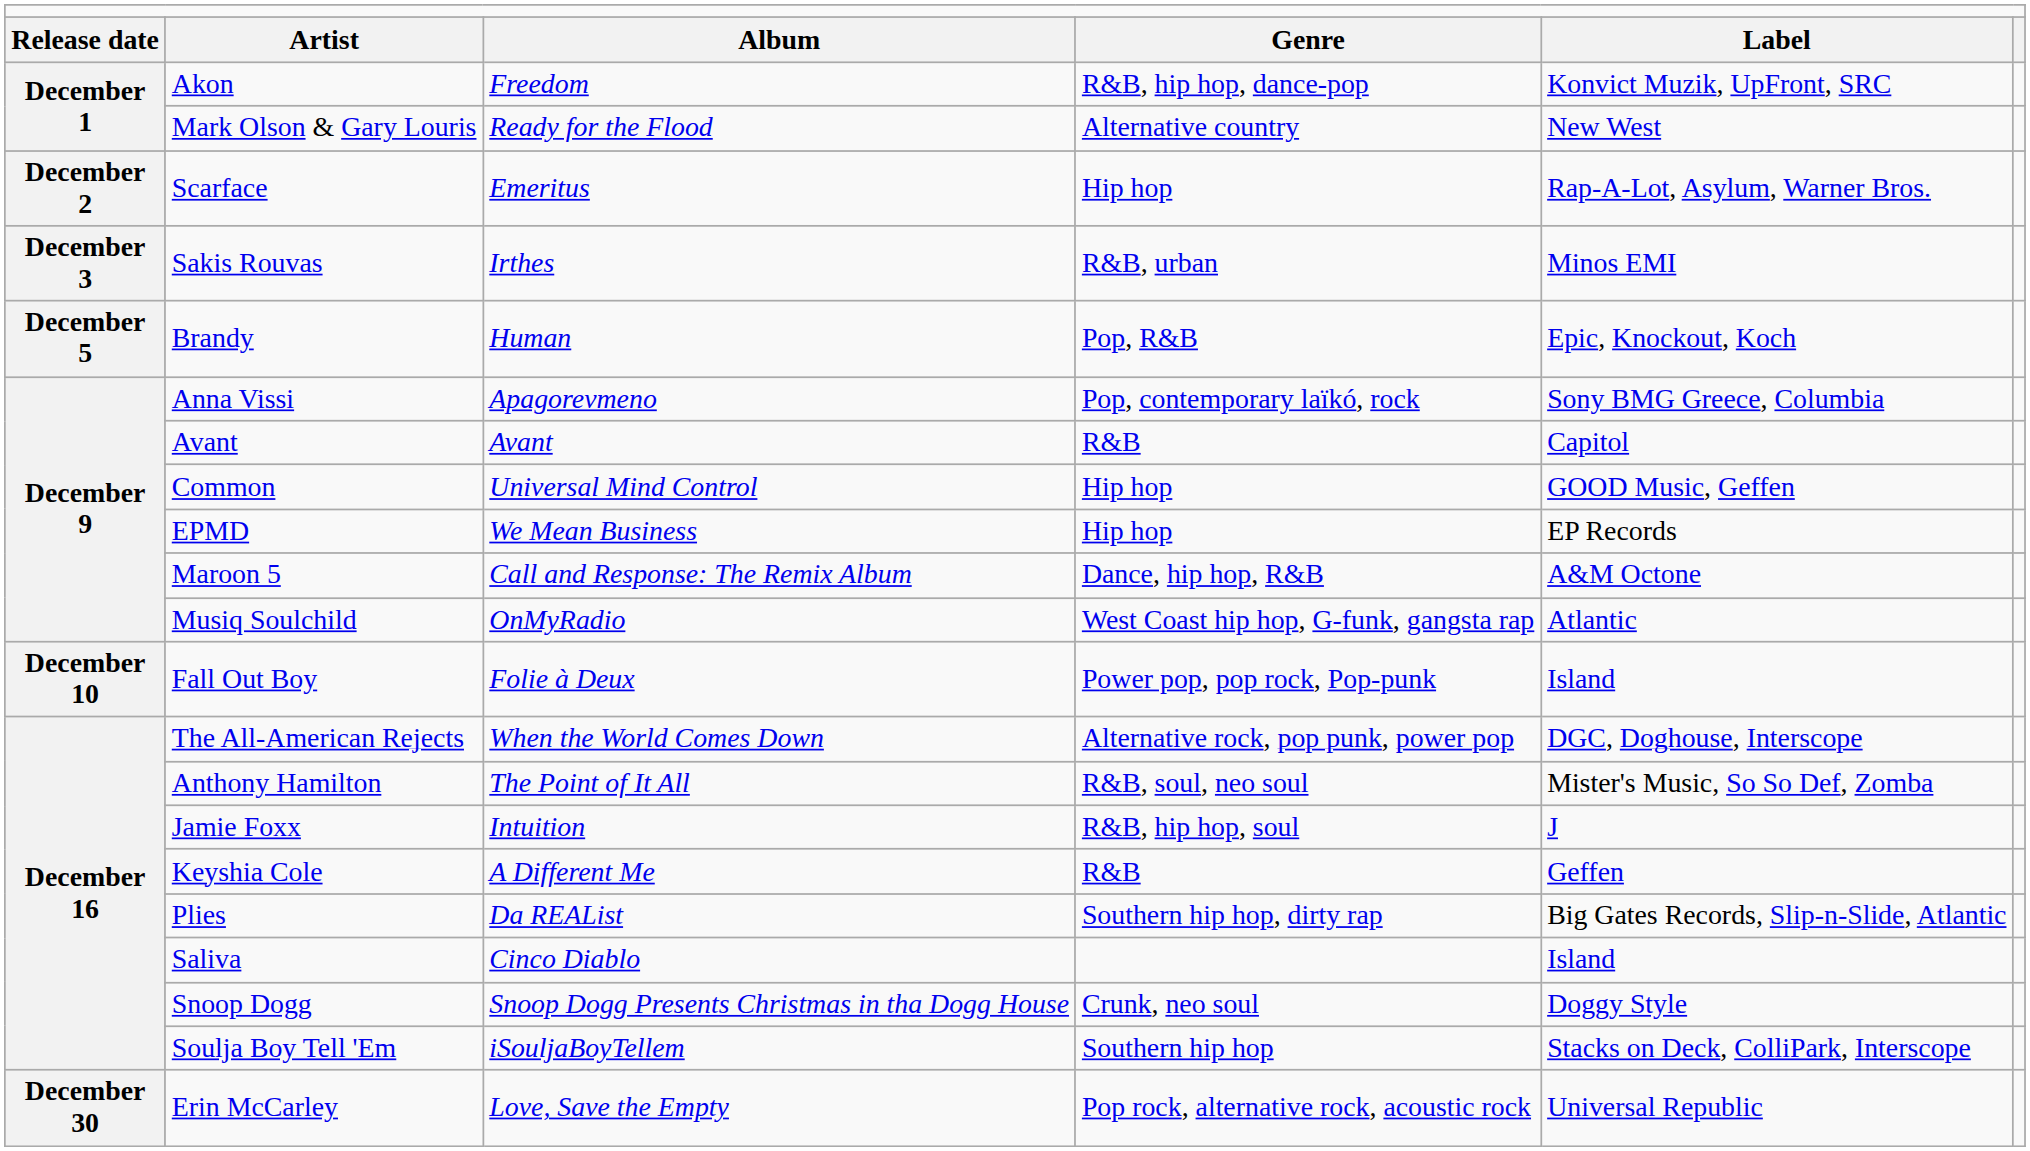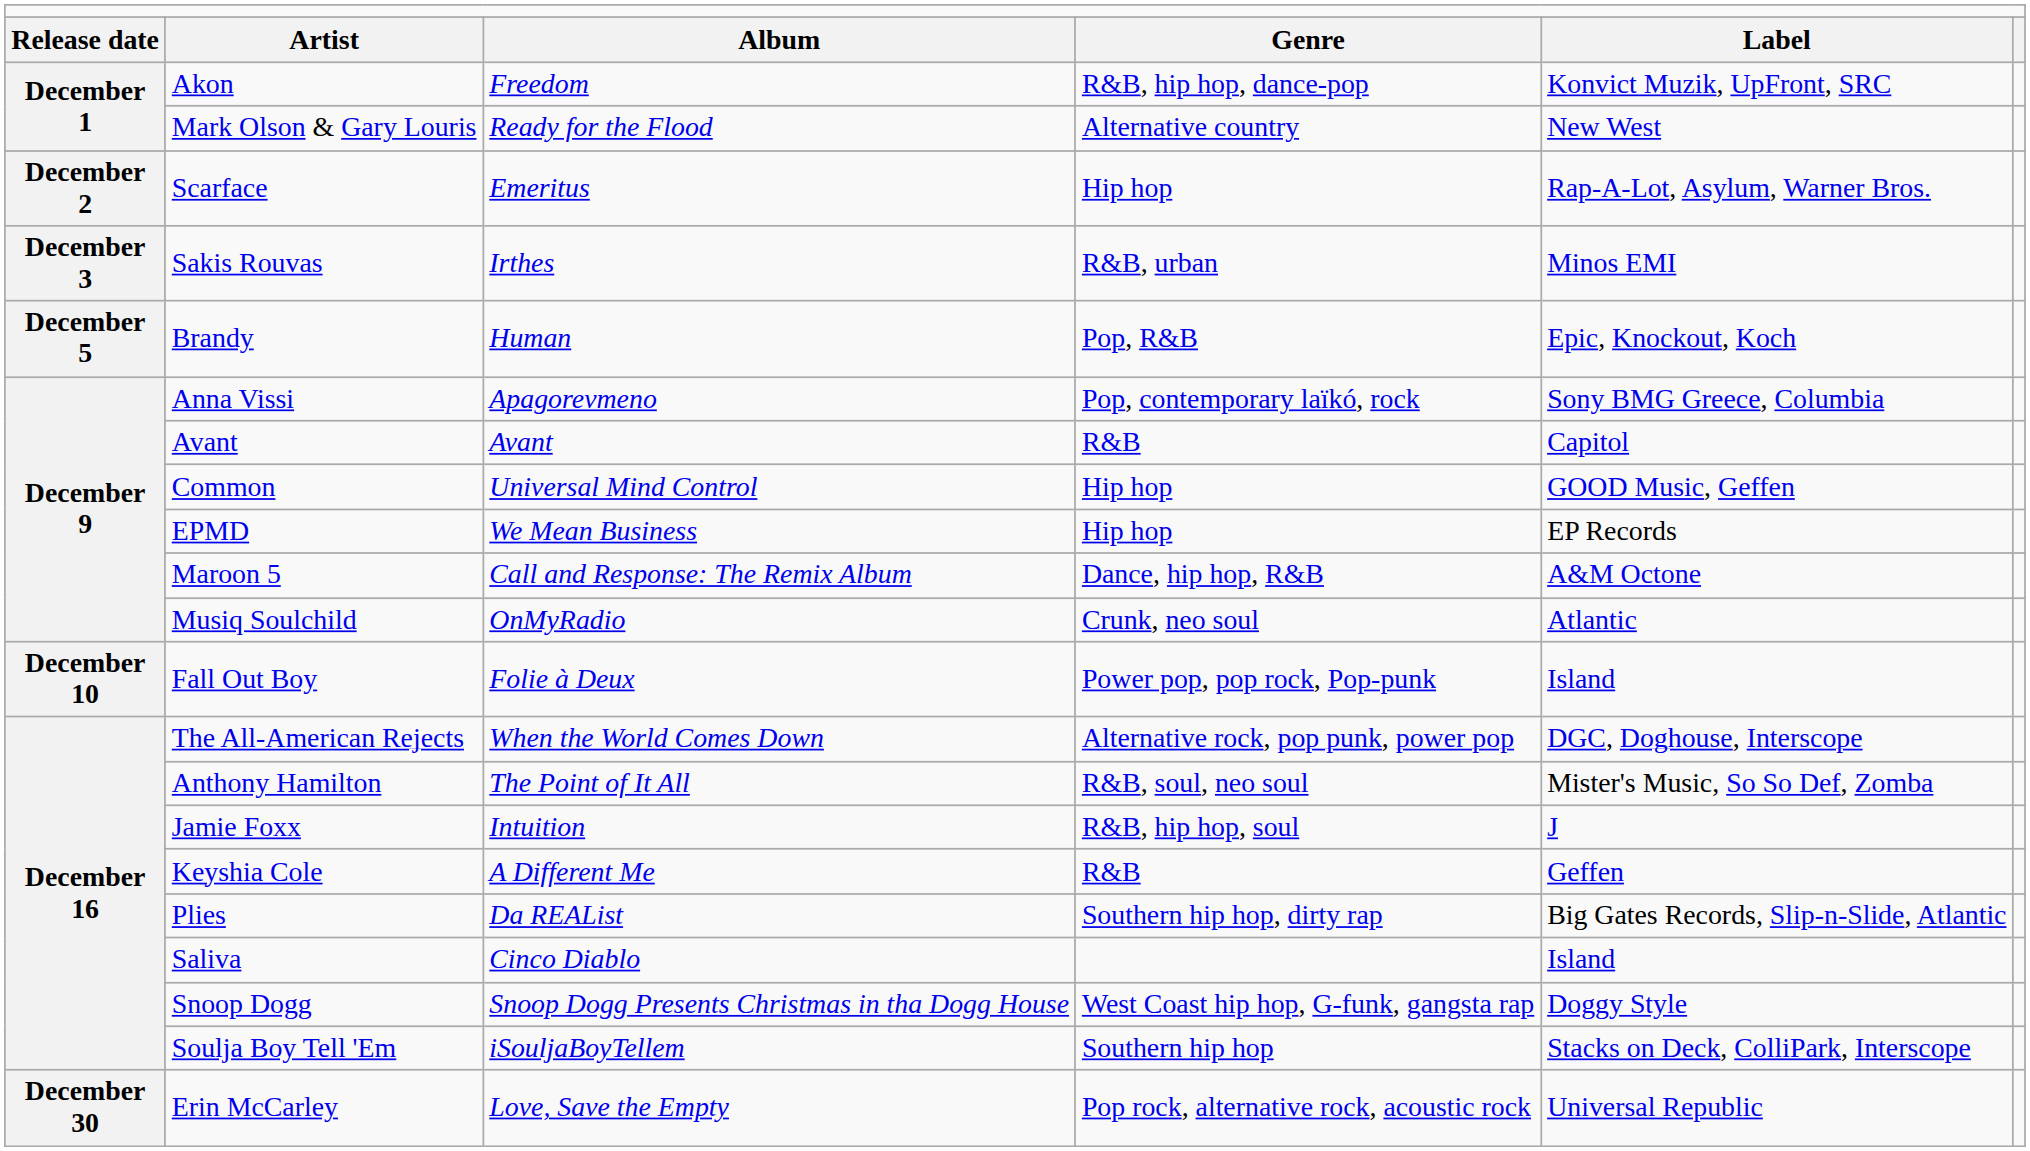(1308, 619) West Coast hip hop, G-funk, gangsta rap -> (1170, 619) Crunk, neo soul
(1170, 1003) Crunk, neo soul -> (1308, 1003) West Coast hip hop, G-funk, gangsta rap
